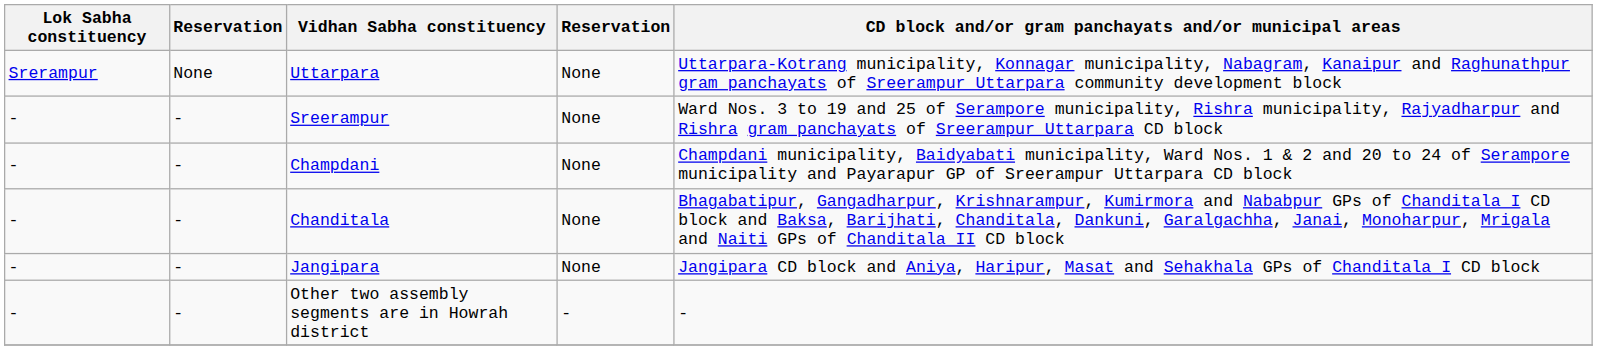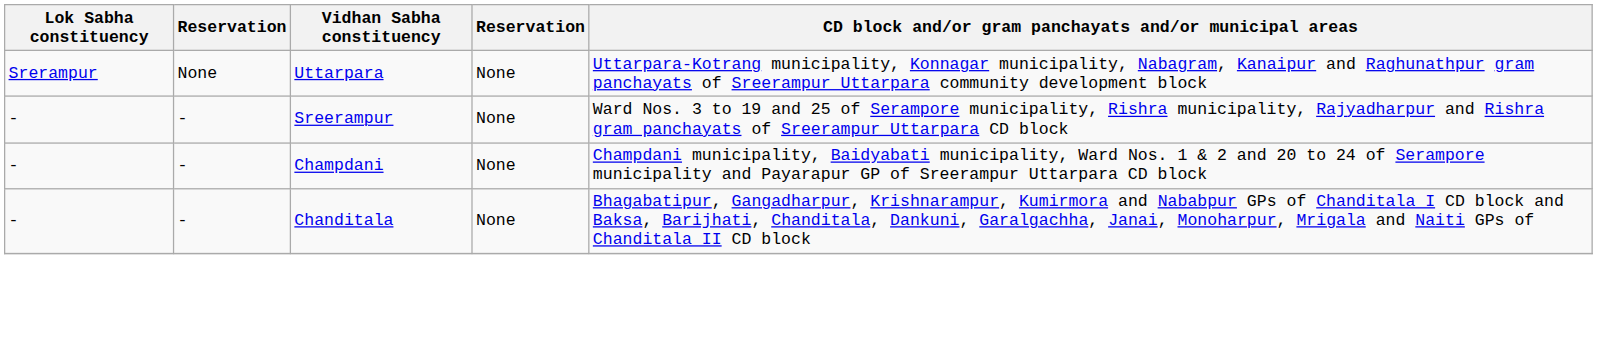- row: (335, 267)
- row: (399, 313)
